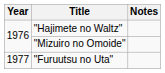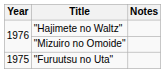(18, 60) 1977 -> (18, 60) 1975
